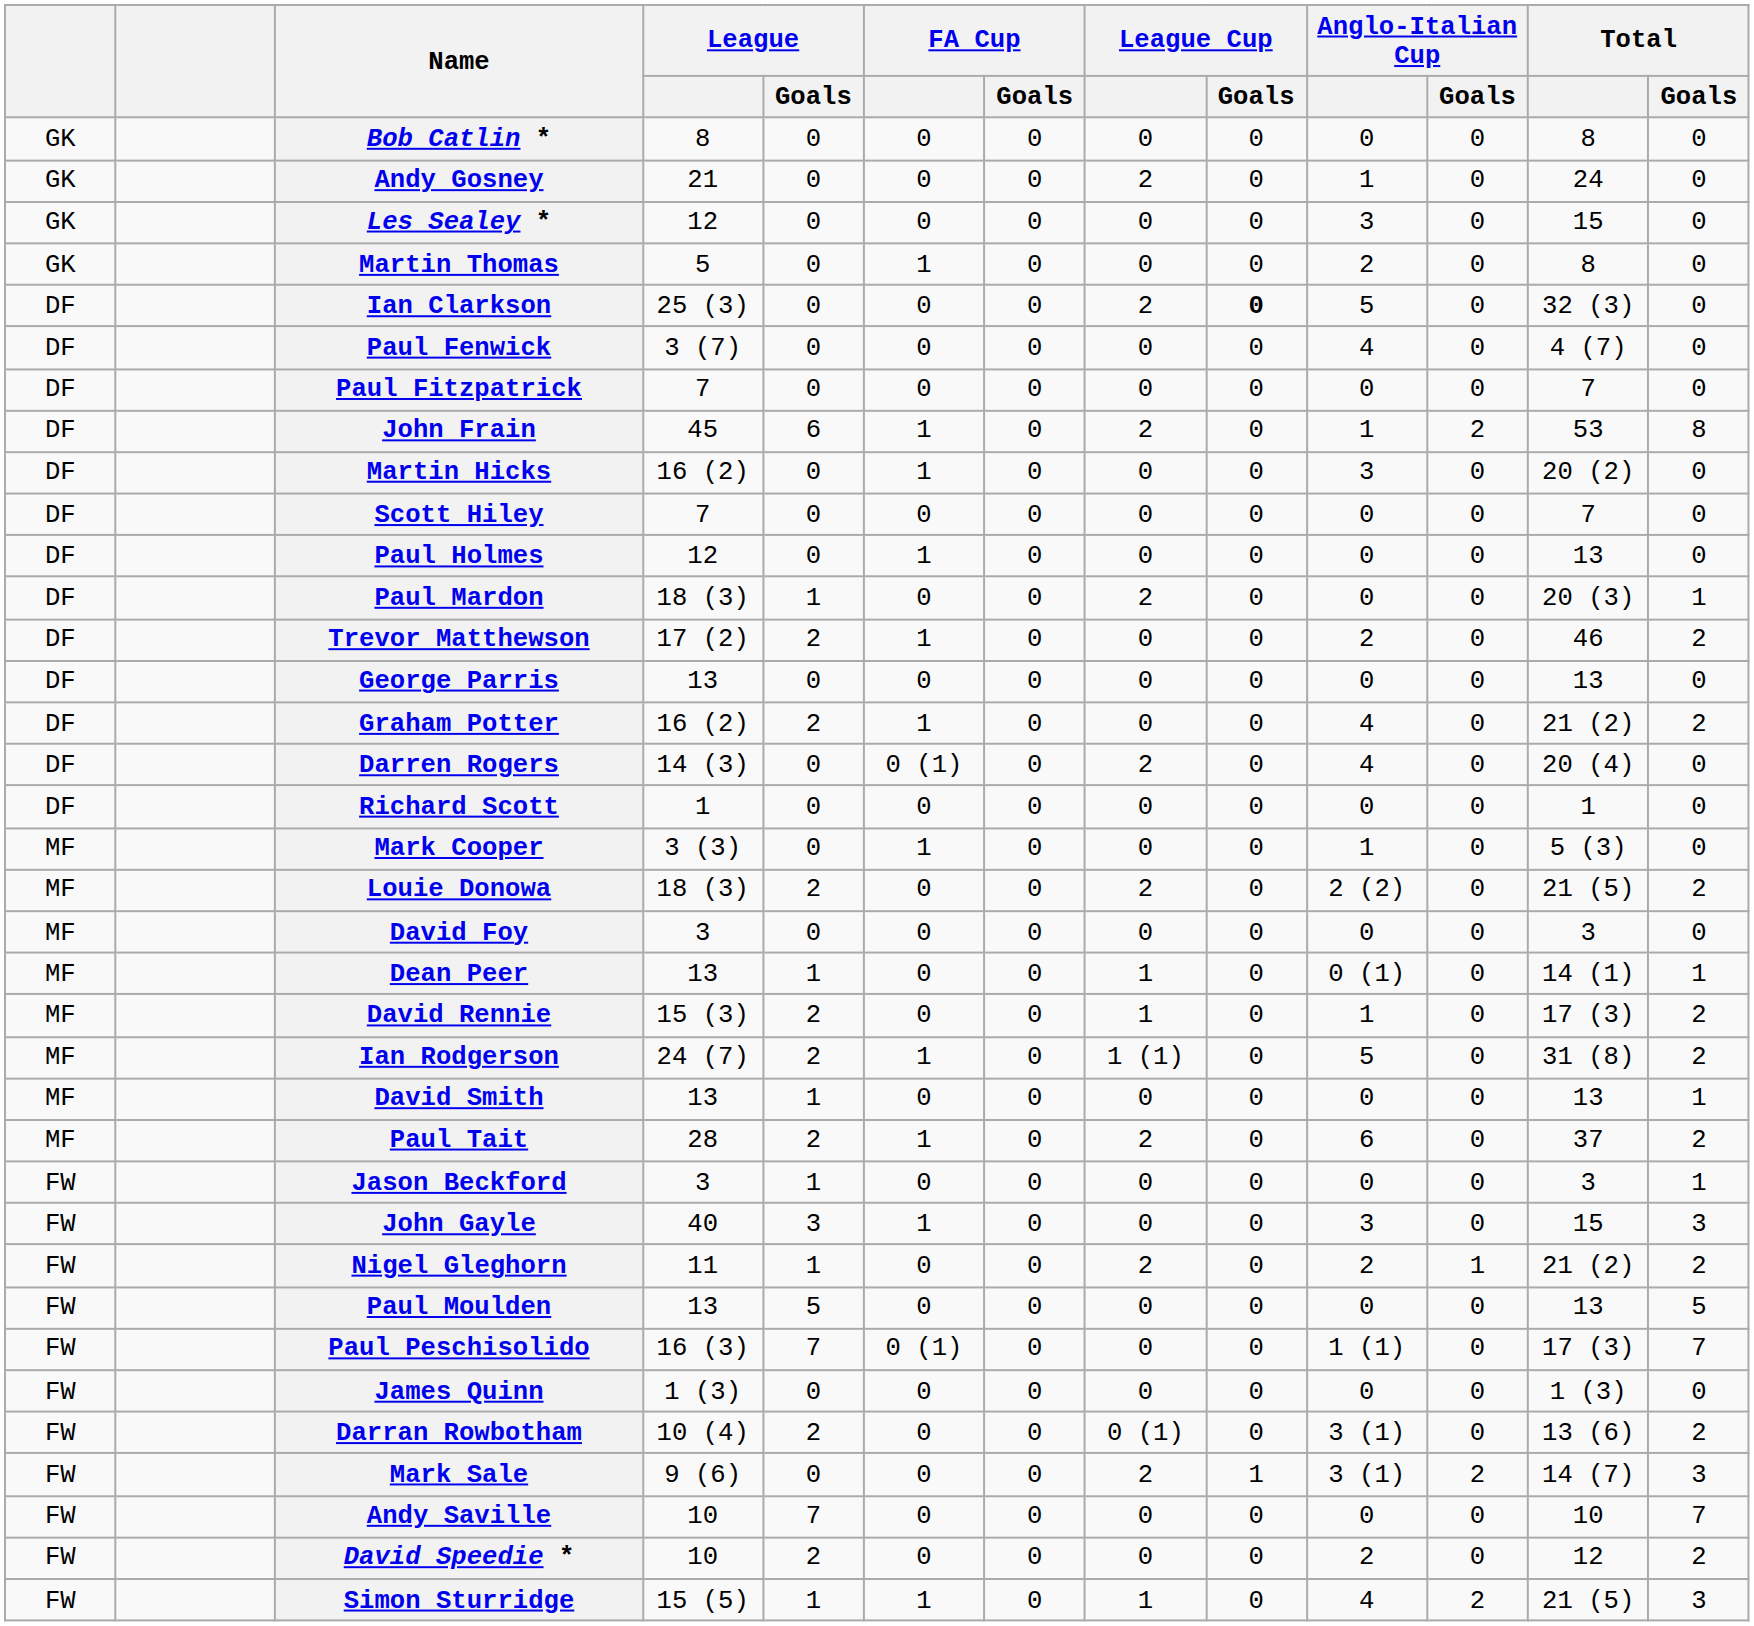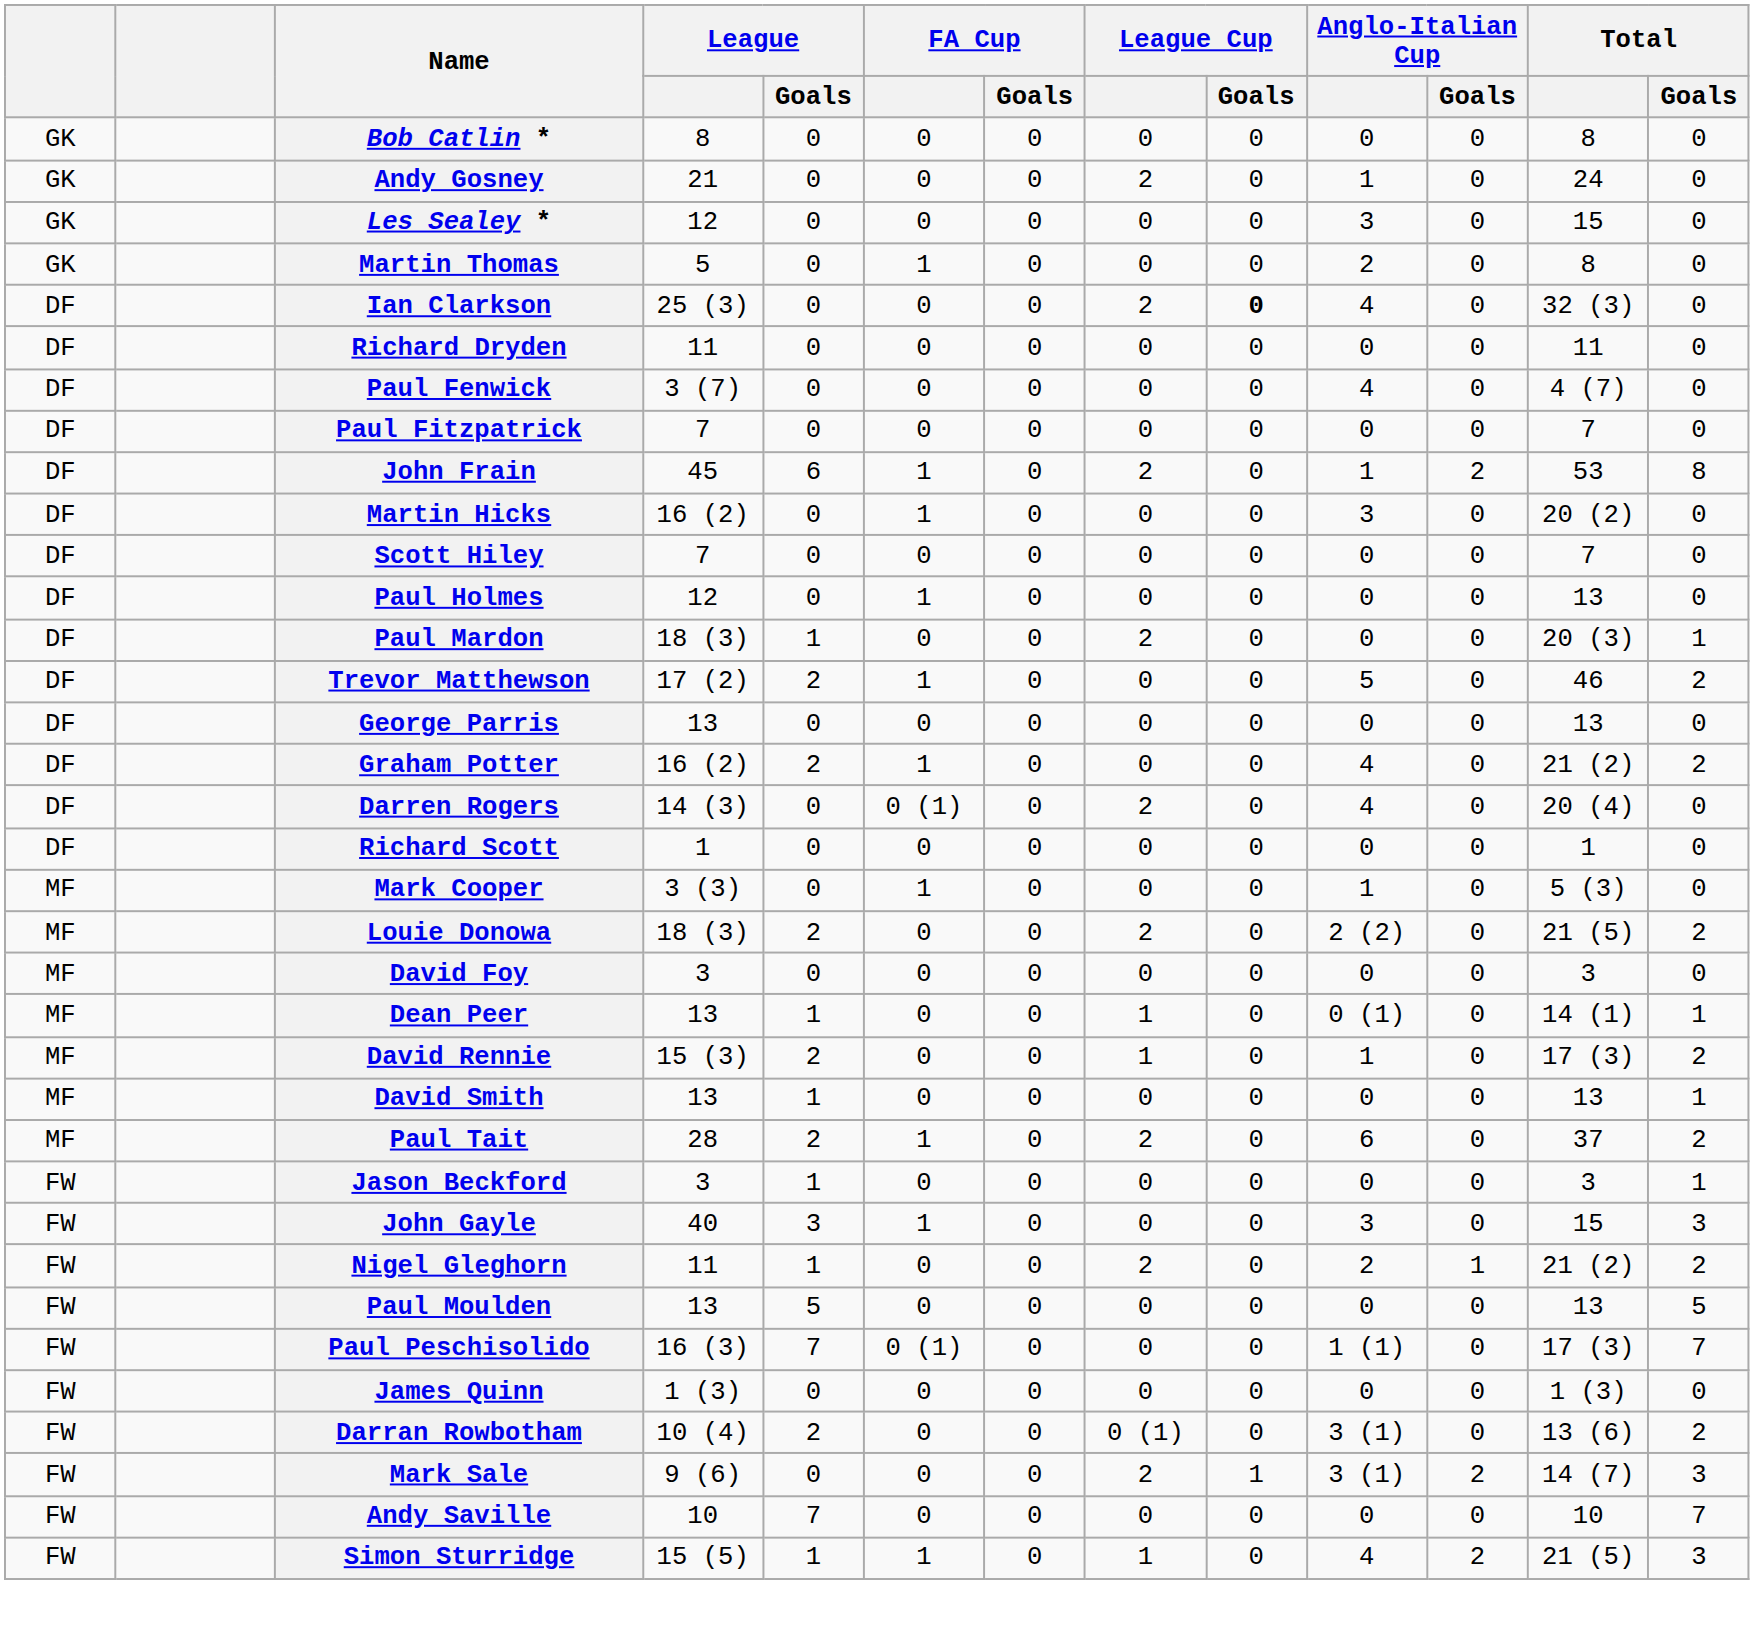(1367, 306) 5 -> (1367, 306) 4
+ row: (459, 348)
(1367, 640) 2 -> (1367, 681) 5
- row: (459, 1057)
- row: (459, 1558)
